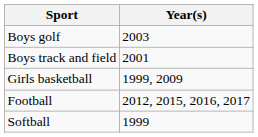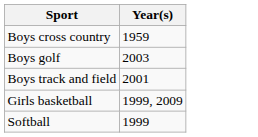+ row: (59, 36)
- row: (30, 100)
